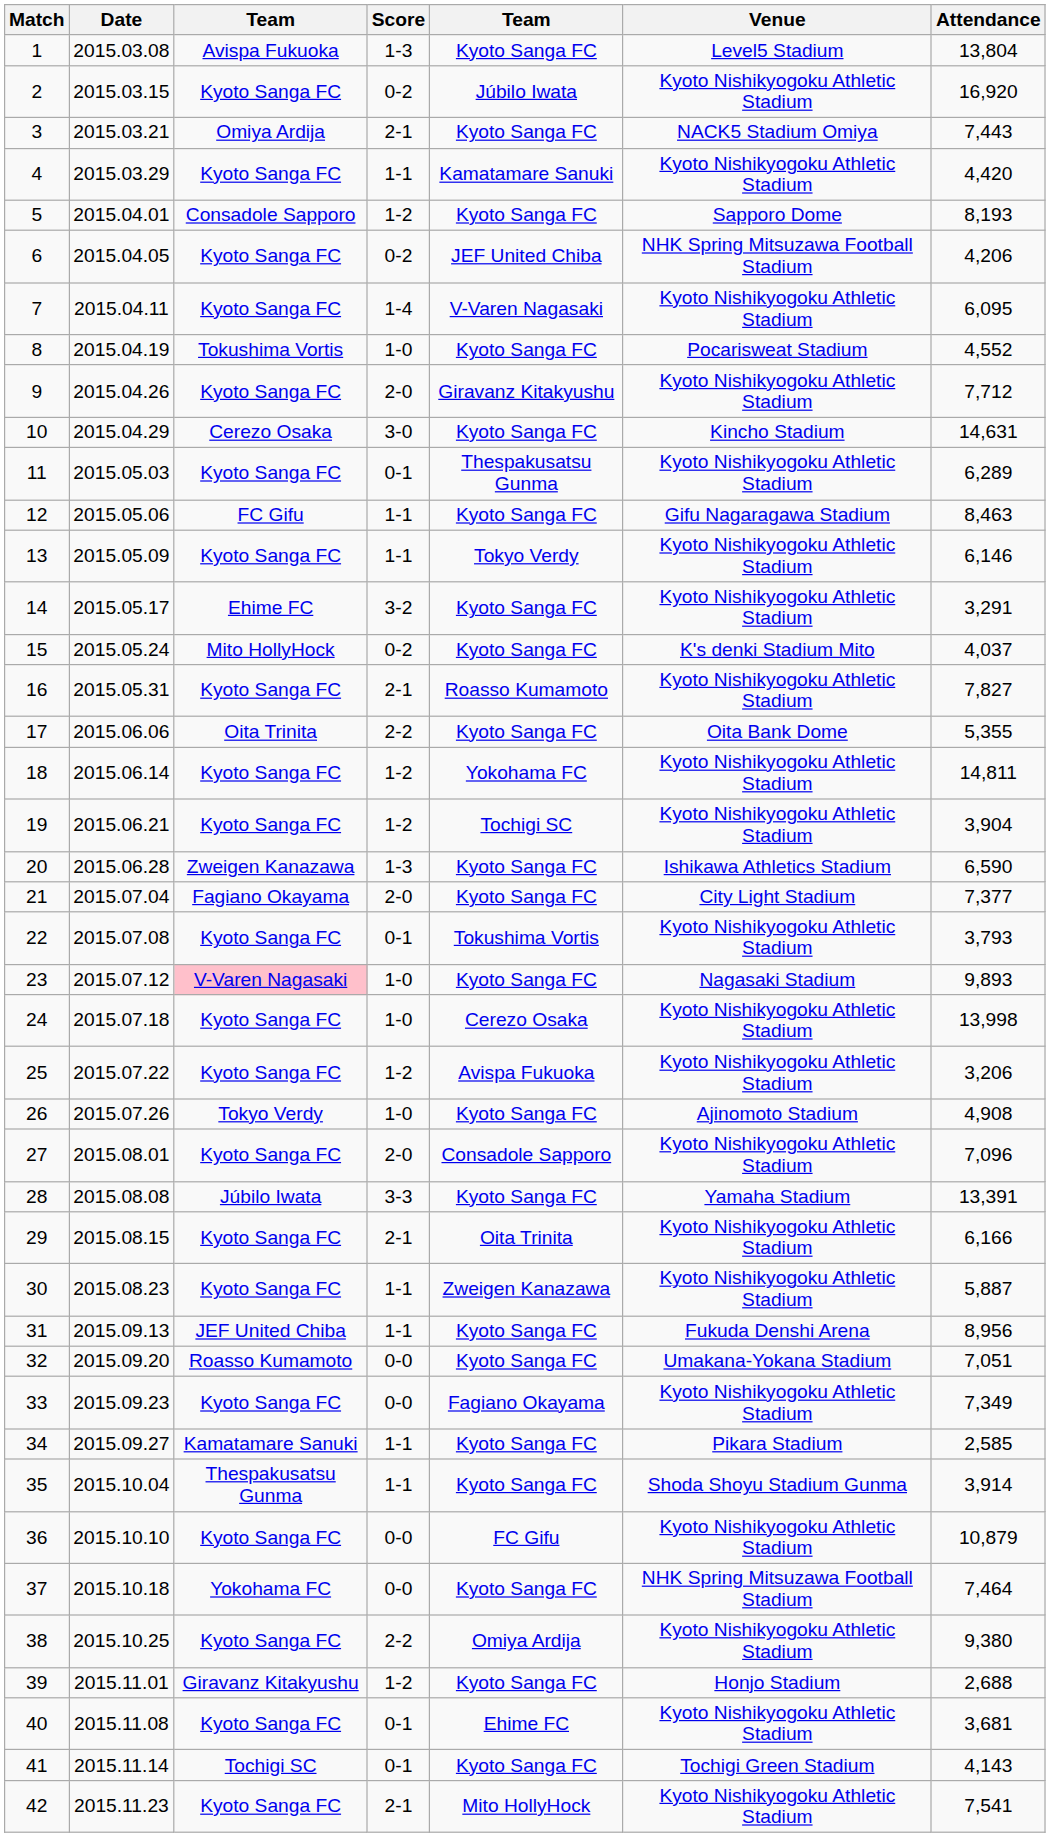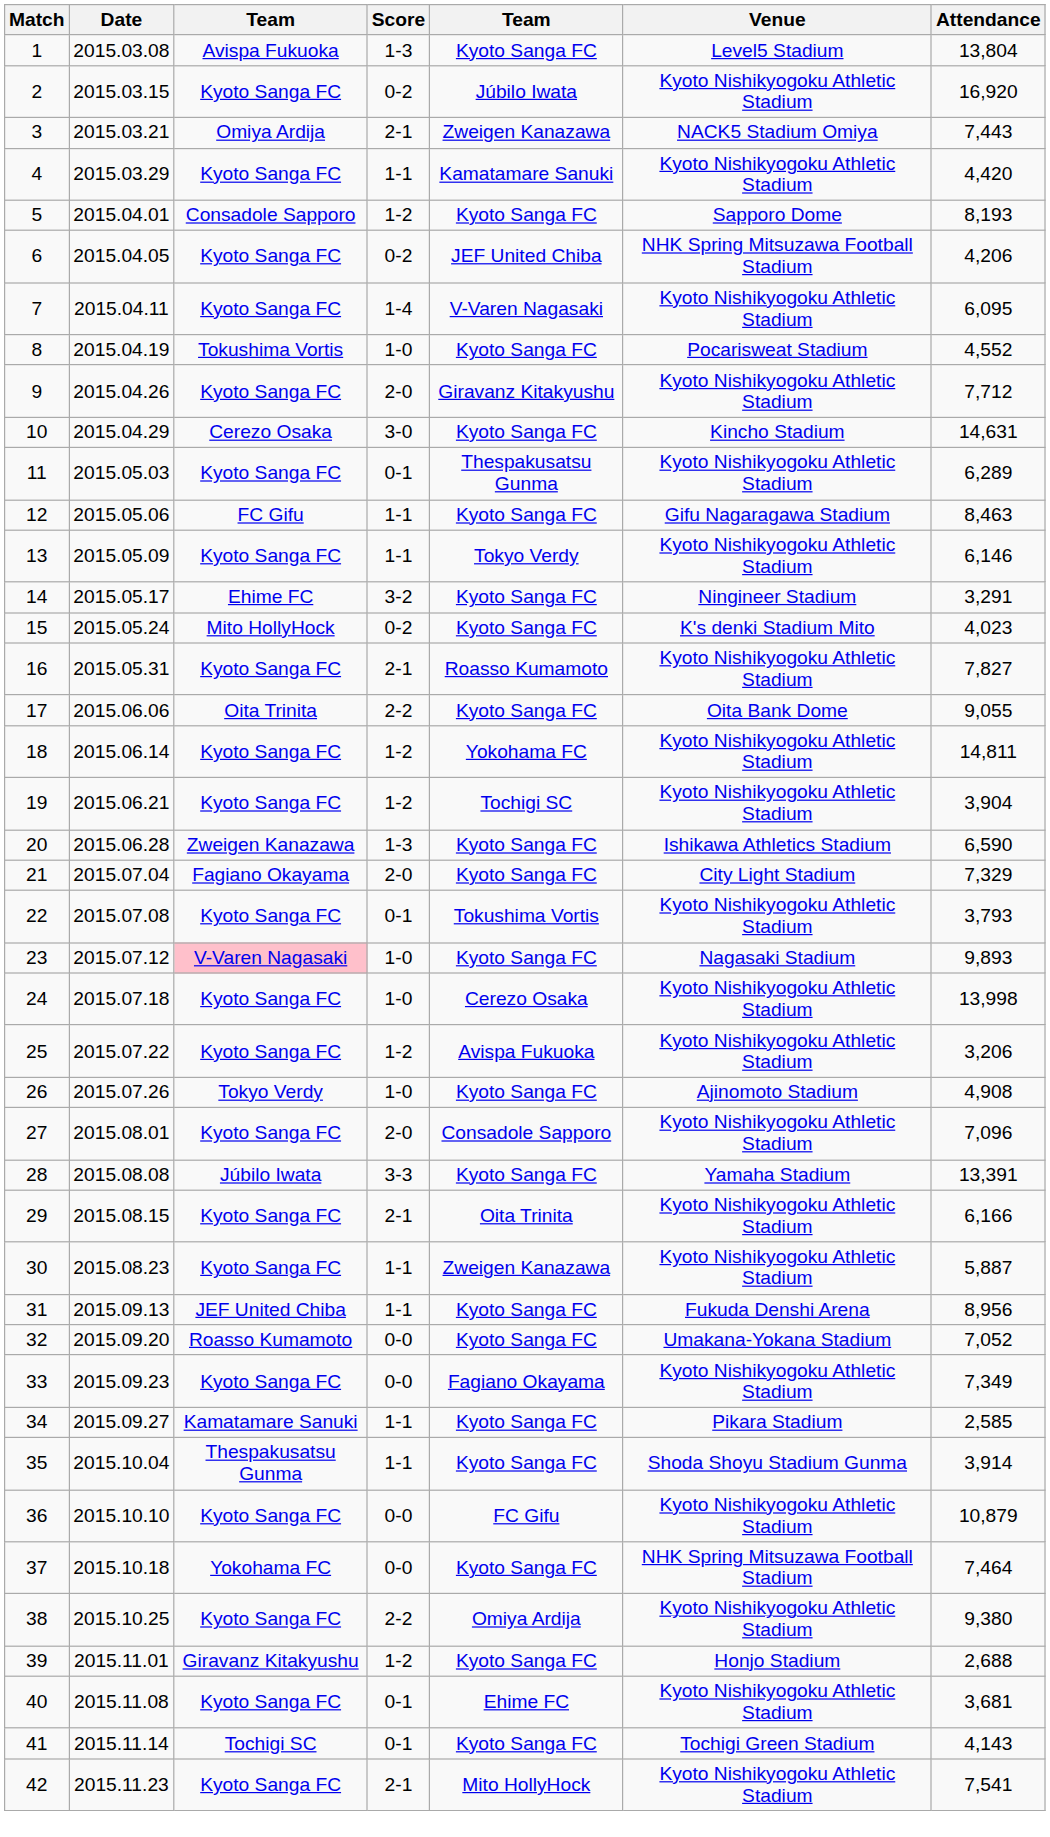(526, 132) Kyoto Sanga FC -> (526, 132) Zweigen Kanazawa
(777, 608) Kyoto Nishikyogoku Athletic Stadium -> (777, 597) Ningineer Stadium
(988, 649) 4,037 -> (988, 627) 4,023
(988, 731) 5,355 -> (988, 710) 9,055
(988, 896) 7,377 -> (988, 875) 7,329
(988, 1361) 7,051 -> (988, 1339) 7,052
